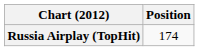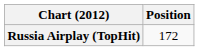(168, 35) 174 -> (168, 35) 172
